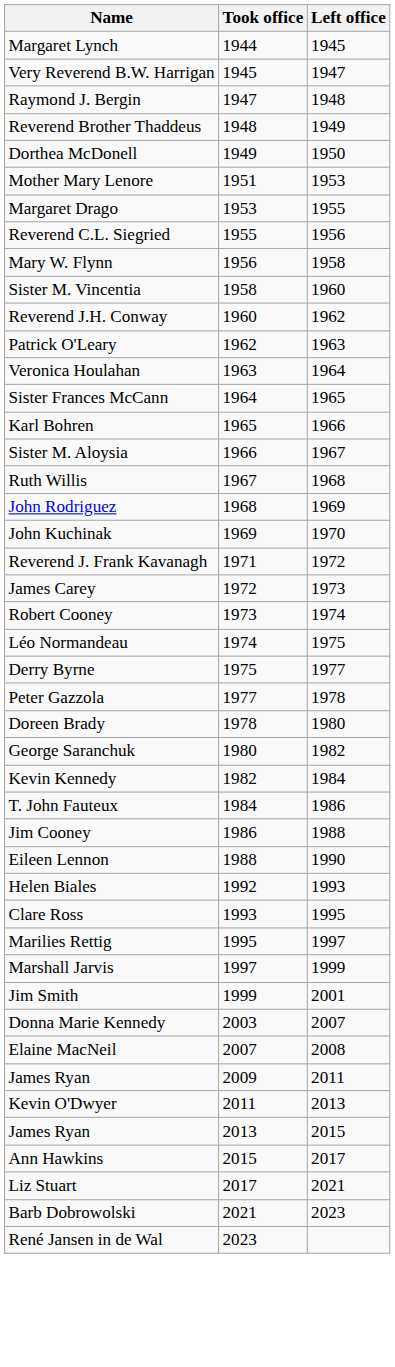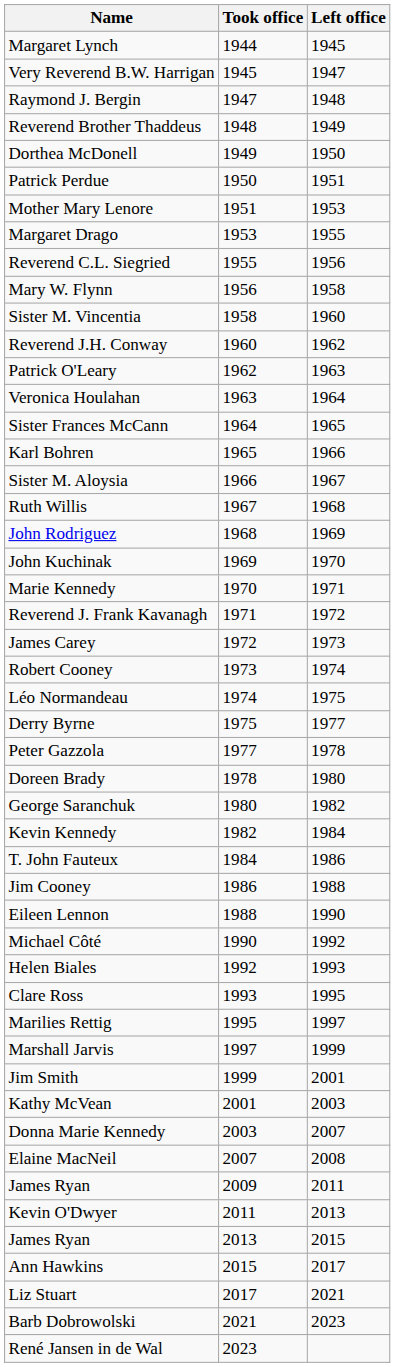+ row: (59, 180)
+ row: (62, 588)
+ row: (55, 941)
+ row: (60, 1104)
